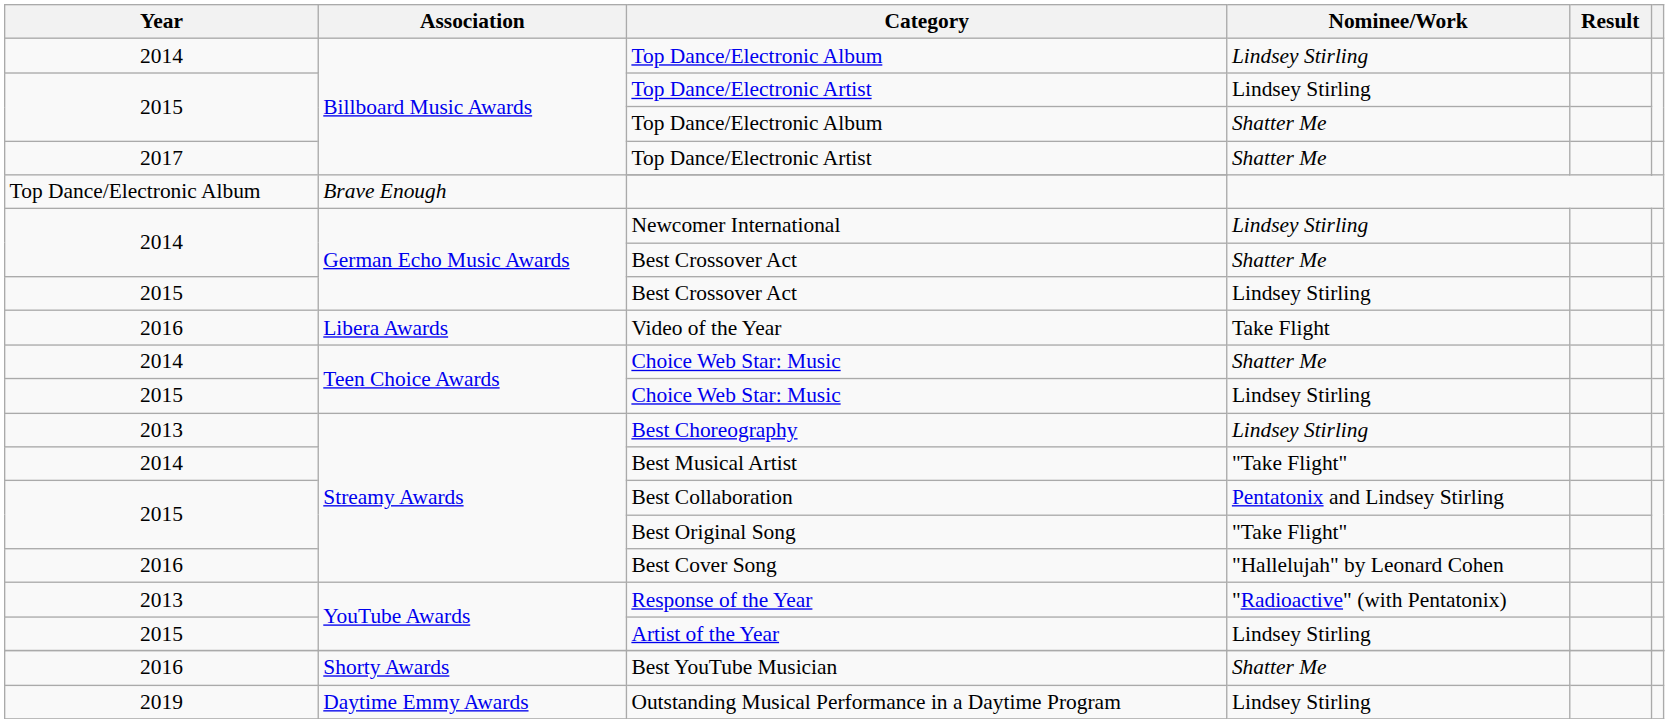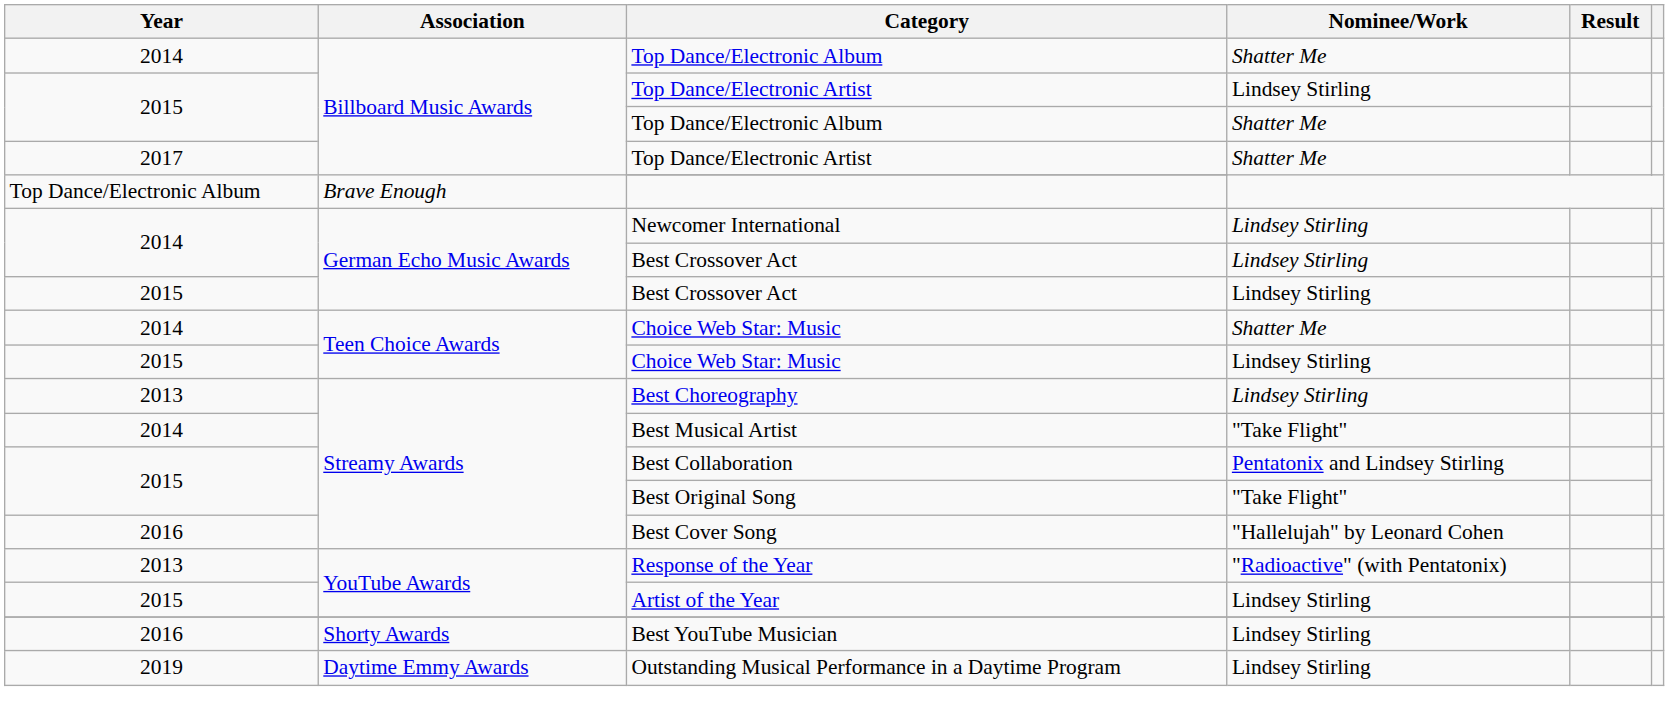(1300, 55) Lindsey Stirling -> (1279, 55) Shatter Me
(1279, 259) Shatter Me -> (1300, 259) Lindsey Stirling
- row: (161, 327)
(1279, 667) Shatter Me -> (1301, 633) Lindsey Stirling
